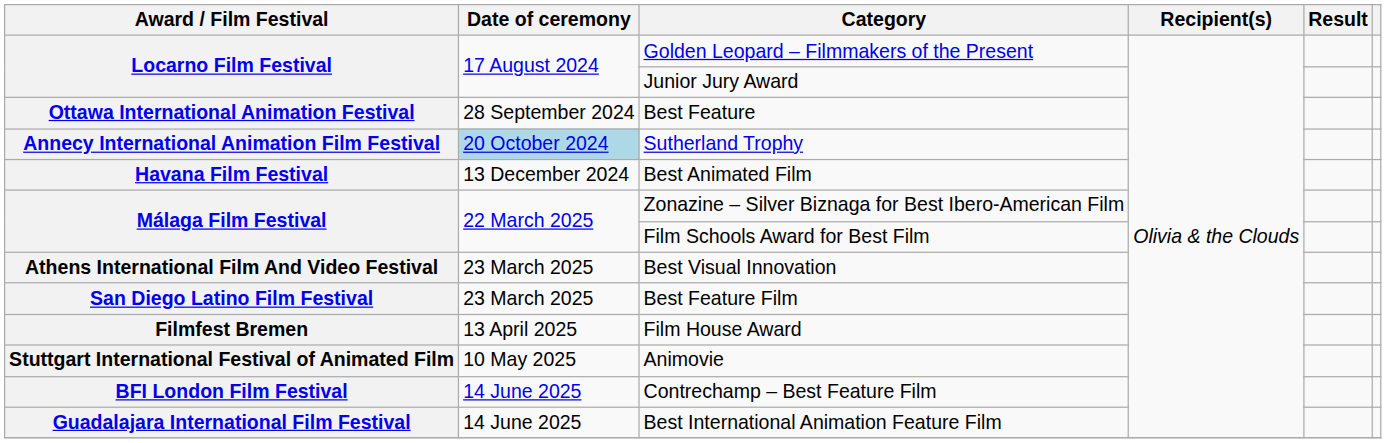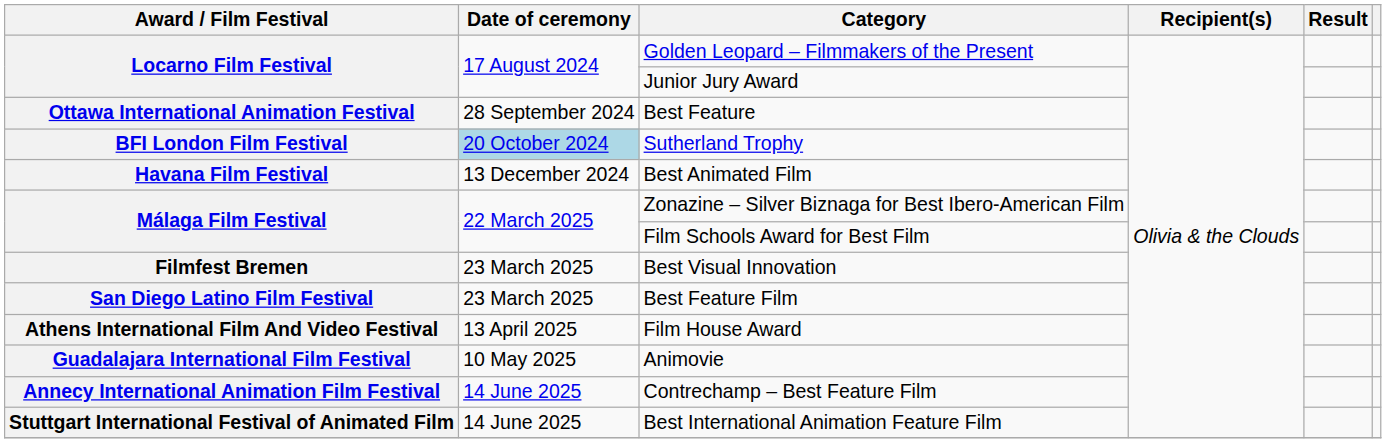(232, 143) Annecy International Animation Film Festival -> (232, 143) BFI London Film Festival
(232, 267) Athens International Film And Video Festival -> (232, 267) Filmfest Bremen
(232, 329) Filmfest Bremen -> (232, 329) Athens International Film And Video Festival
(232, 360) Stuttgart International Festival of Animated Film -> (232, 360) Guadalajara International Film Festival
(232, 391) BFI London Film Festival -> (232, 391) Annecy International Animation Film Festival
(232, 422) Guadalajara International Film Festival -> (232, 422) Stuttgart International Festival of Animated Film
